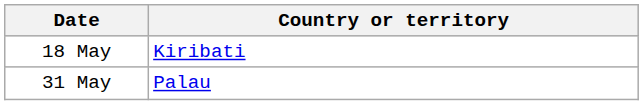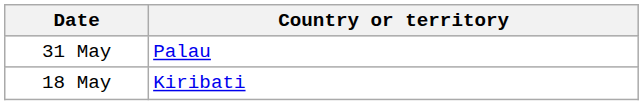rows swapped: (77, 52) <-> (77, 83)
